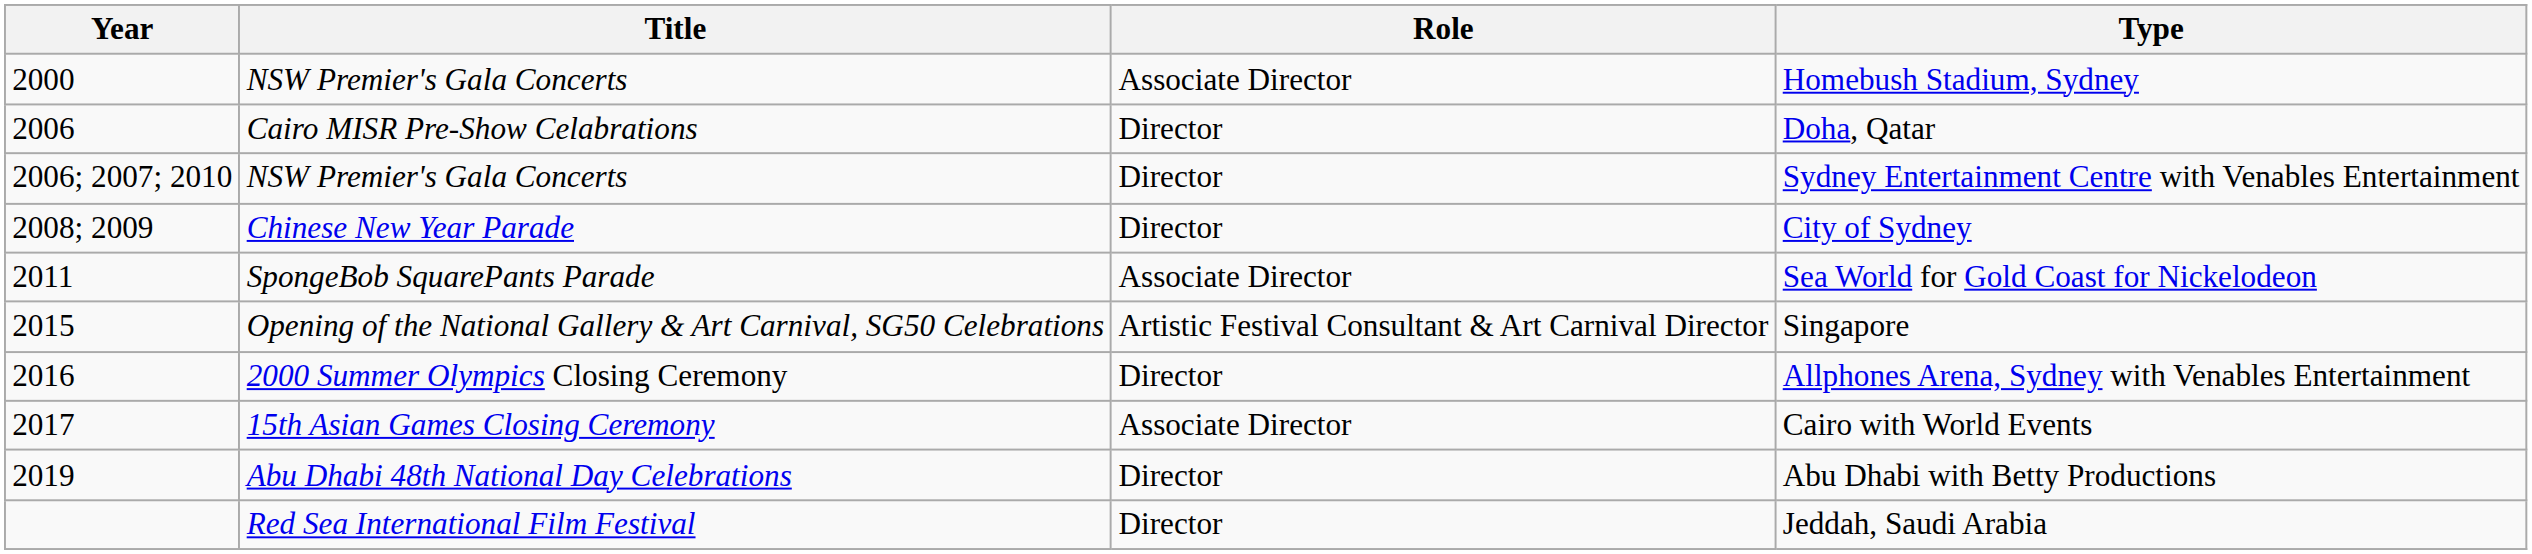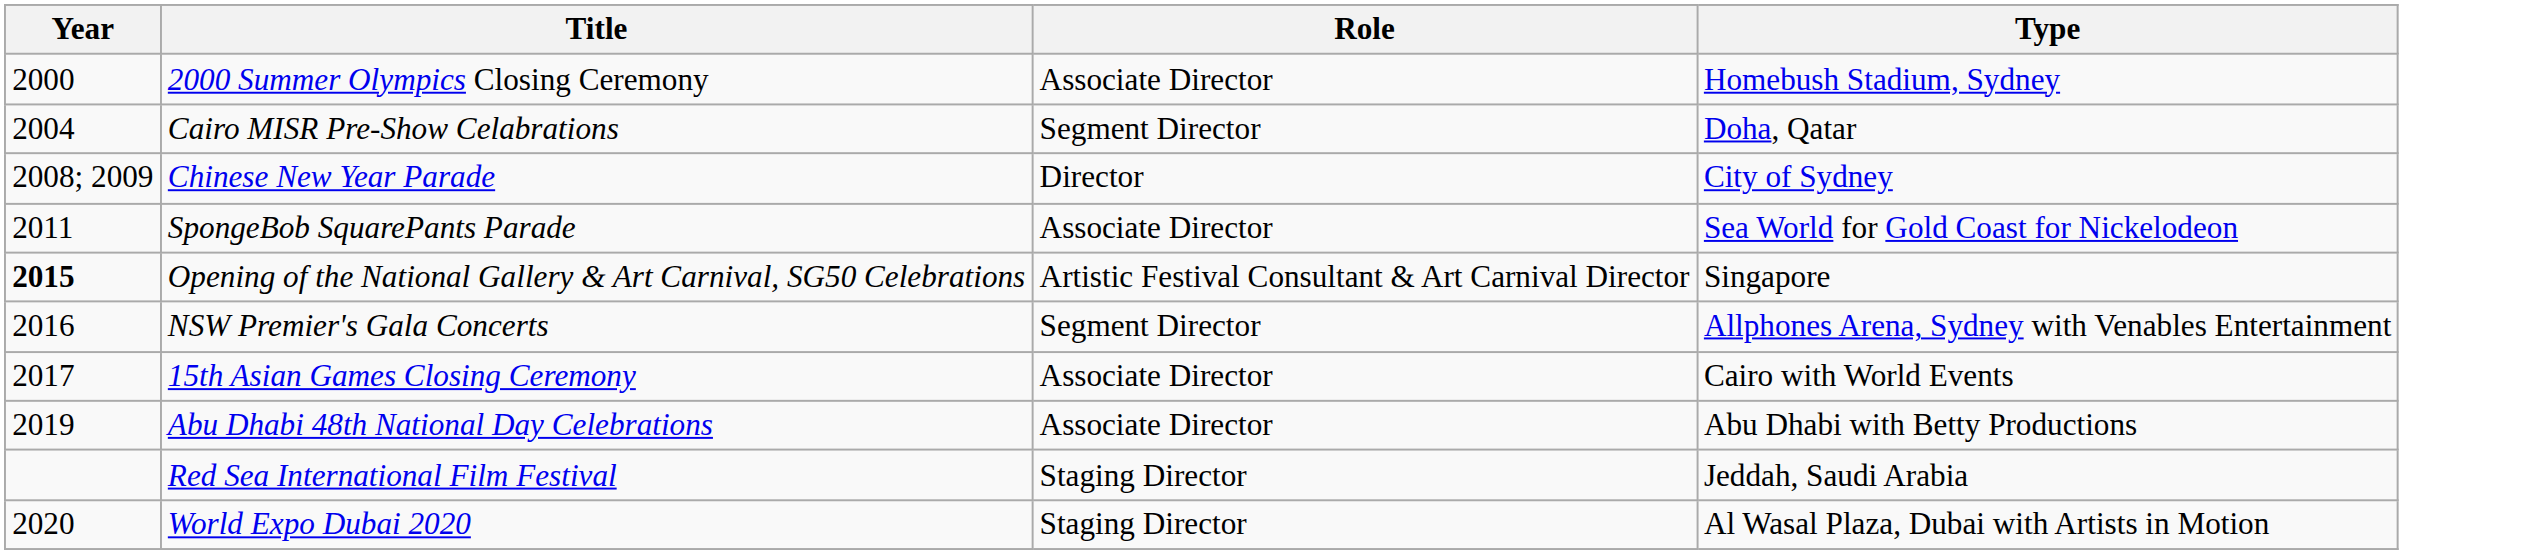(437, 78) NSW Premier's Gala Concerts -> (438, 78) 2000 Summer Olympics Closing Ceremony
(43, 128) 2006 -> (43, 128) 2004
(1170, 128) Director -> (1150, 128) Segment Director
- row: (2151, 177)
(43, 326) normal -> (43, 276) bold
(517, 375) 2000 Summer Olympics Closing Ceremony -> (358, 326) NSW Premier's Gala Concerts
(1170, 375) Director -> (1150, 326) Segment Director
(1170, 474) Director -> (1156, 425) Associate Director
(1170, 524) Director -> (1143, 474) Staging Director
+ row: (1987, 524)
